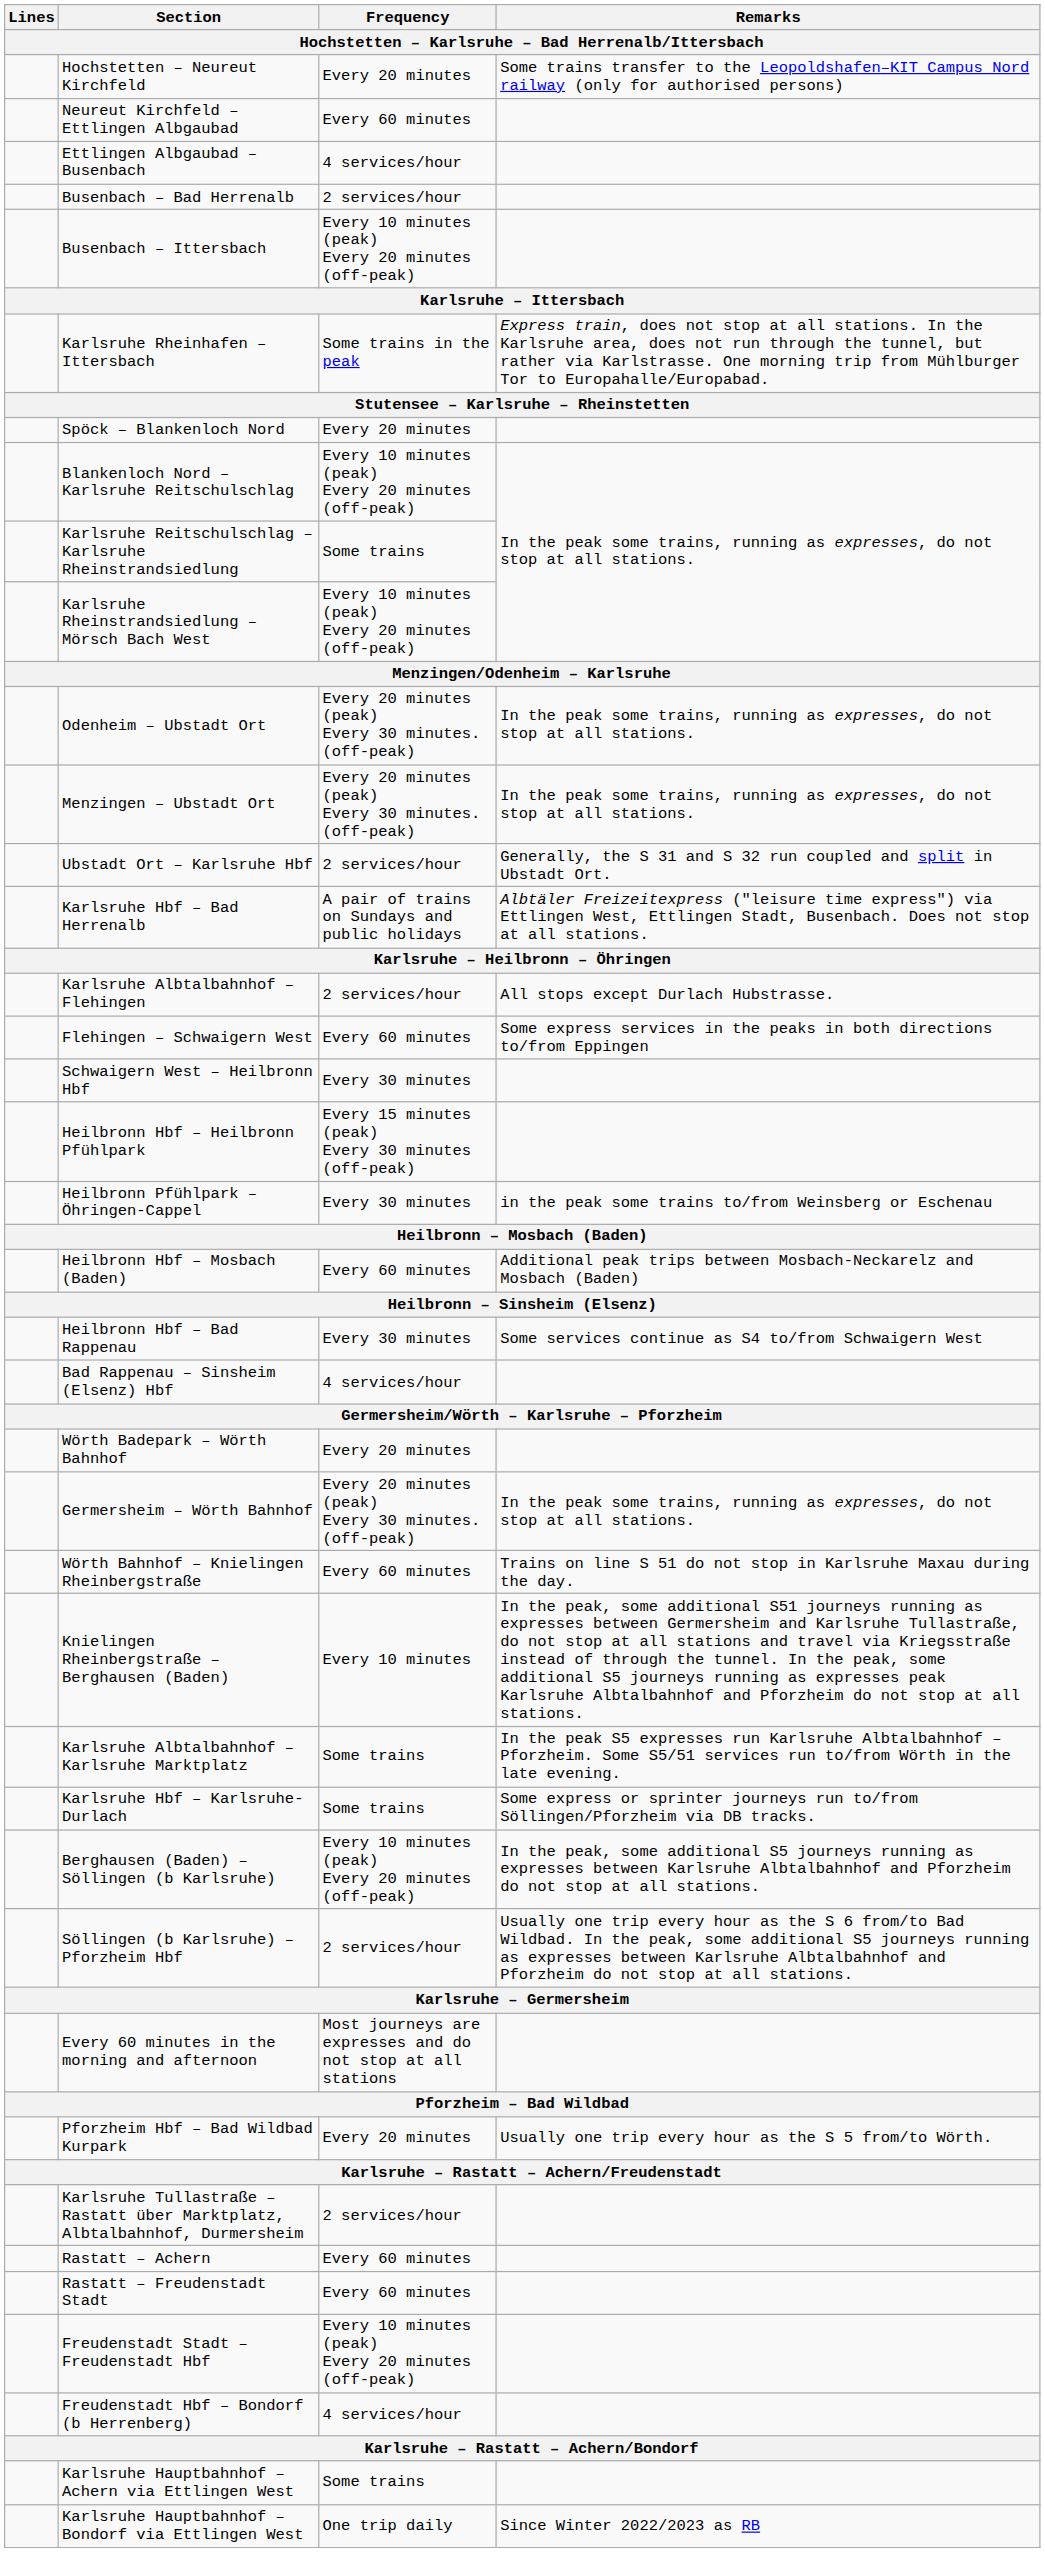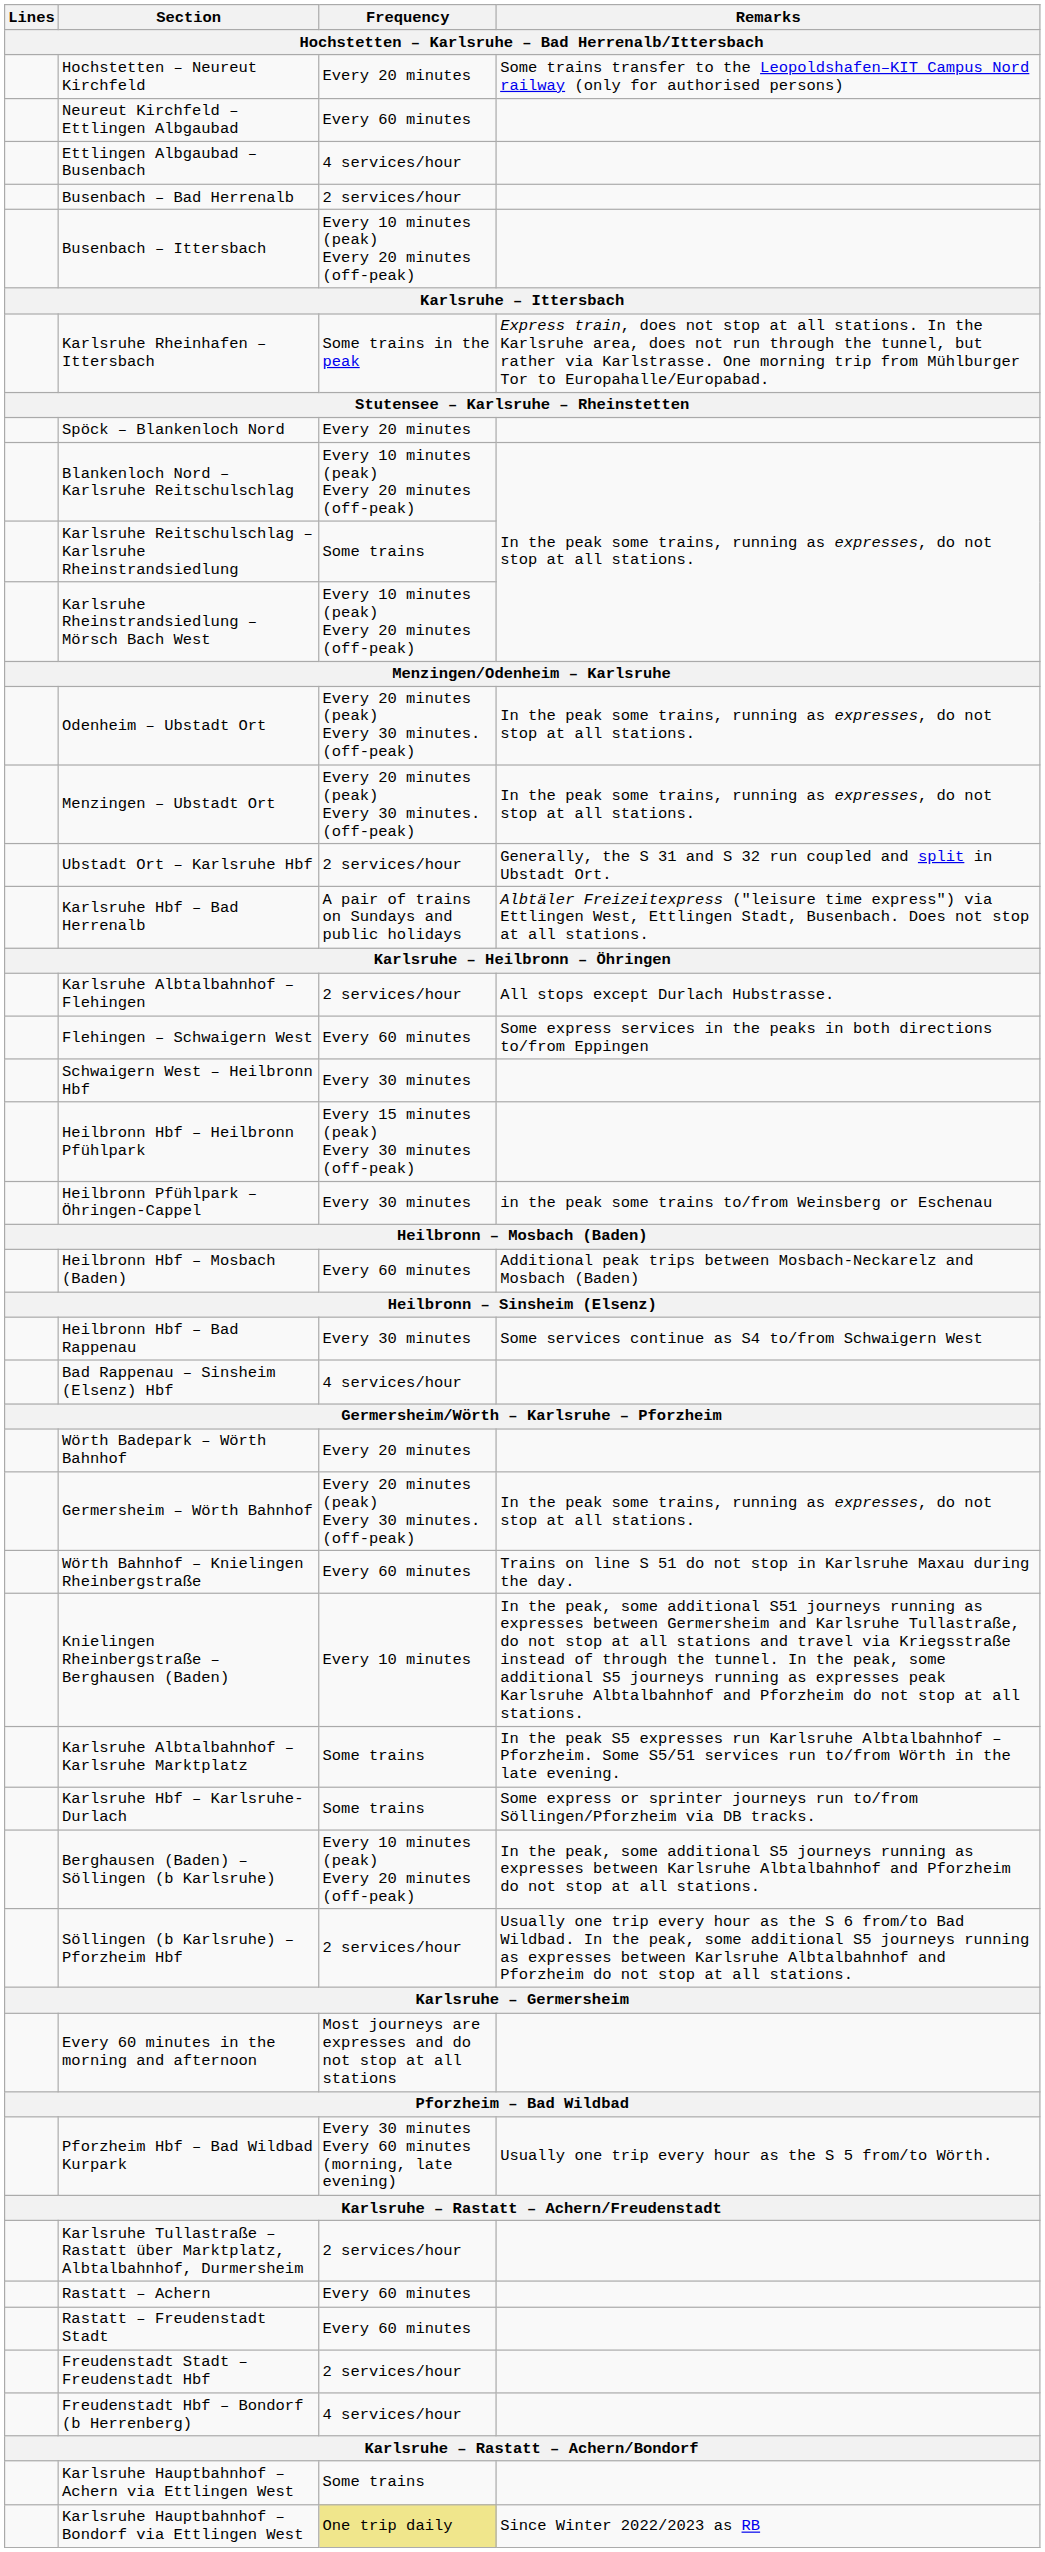(397, 2138) Every 20 minutes -> (397, 2156) Every 30 minutes Every 60 minutes (morning, late evening)
(397, 2354) Every 10 minutes (peak) Every 20 minutes (off-peak) -> (392, 2371) 2 services/hour
(388, 2526) no background -> (388, 2526) khaki background
